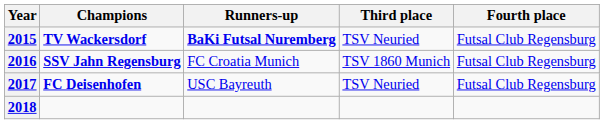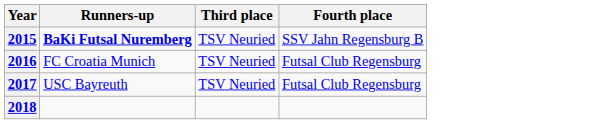- column: (112, 15)
(526, 38) Futsal Club Regensburg -> (353, 38) SSV Jahn Regensburg B
(396, 61) TSV 1860 Munich -> (237, 61) TSV Neuried
